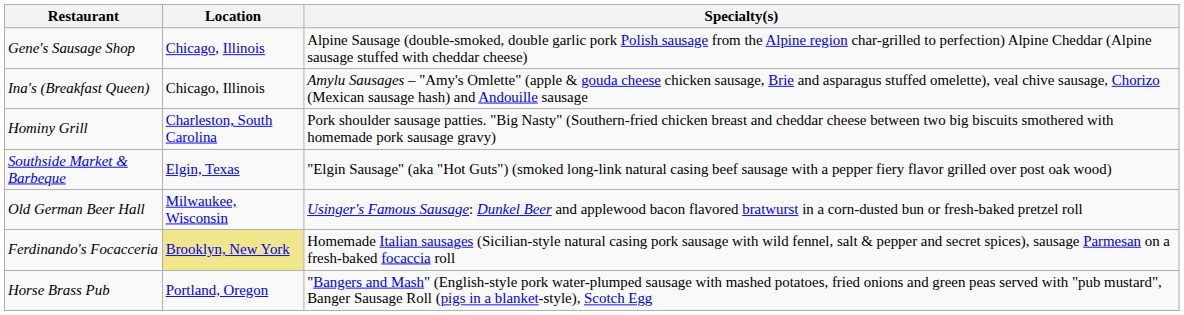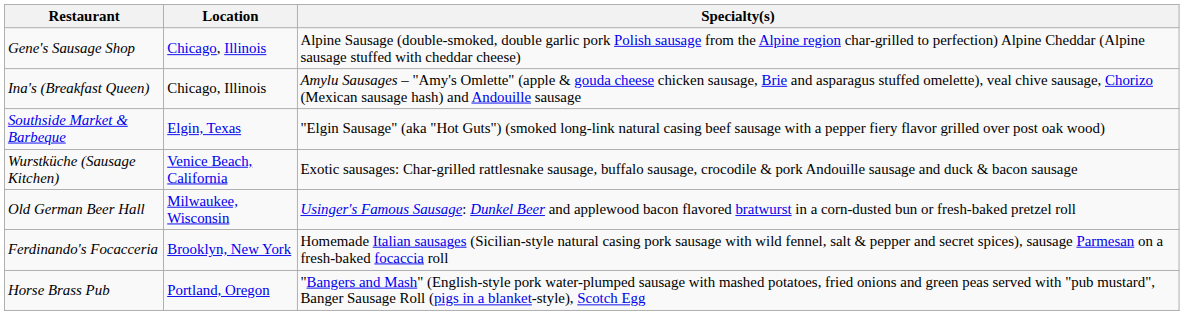- row: (48, 128)
+ row: (72, 169)
(228, 249) khaki background -> (229, 249) no background
